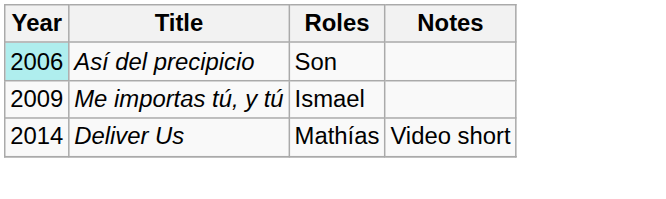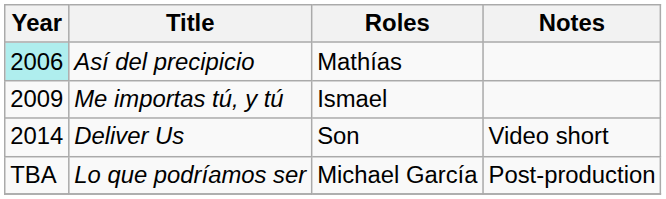(316, 61) Son -> (360, 61) Mathías
(337, 136) Mathías -> (338, 136) Son
+ row: (190, 174)
